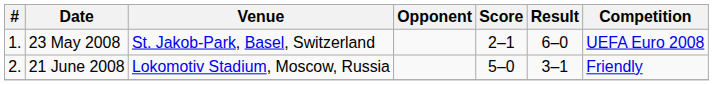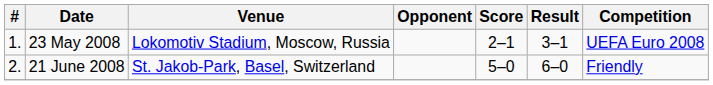(253, 42) St. Jakob-Park, Basel, Switzerland -> (261, 42) Lokomotiv Stadium, Moscow, Russia
(555, 42) 6–0 -> (555, 42) 3–1
(261, 67) Lokomotiv Stadium, Moscow, Russia -> (253, 67) St. Jakob-Park, Basel, Switzerland
(555, 67) 3–1 -> (555, 67) 6–0
